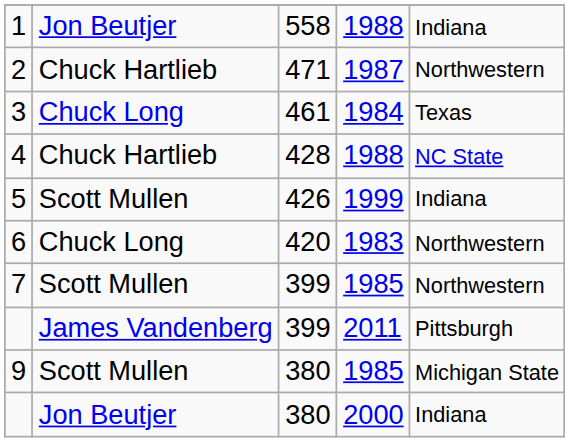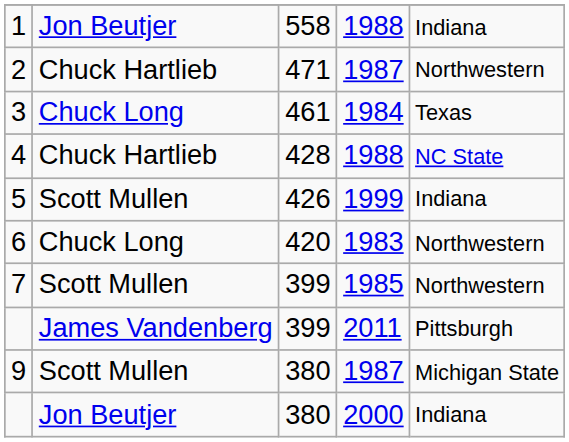(373, 371) 1985 -> (373, 371) 1987
